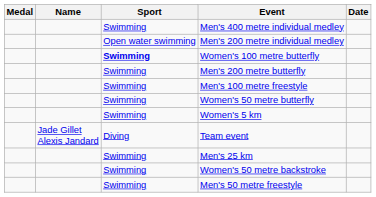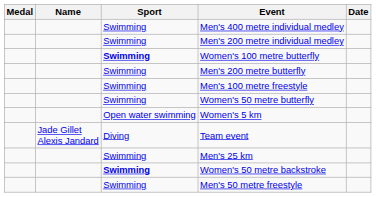(149, 42) Open water swimming -> (125, 42) Swimming
(125, 116) Swimming -> (149, 116) Open water swimming
(125, 170) normal -> (127, 170) bold
